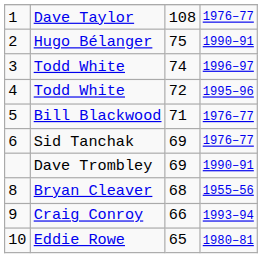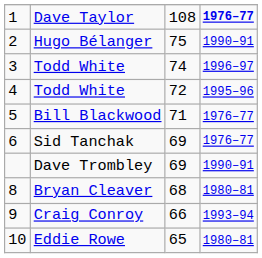(228, 17) normal -> (228, 17) bold
(228, 191) 1955–56 -> (228, 191) 1980–81
